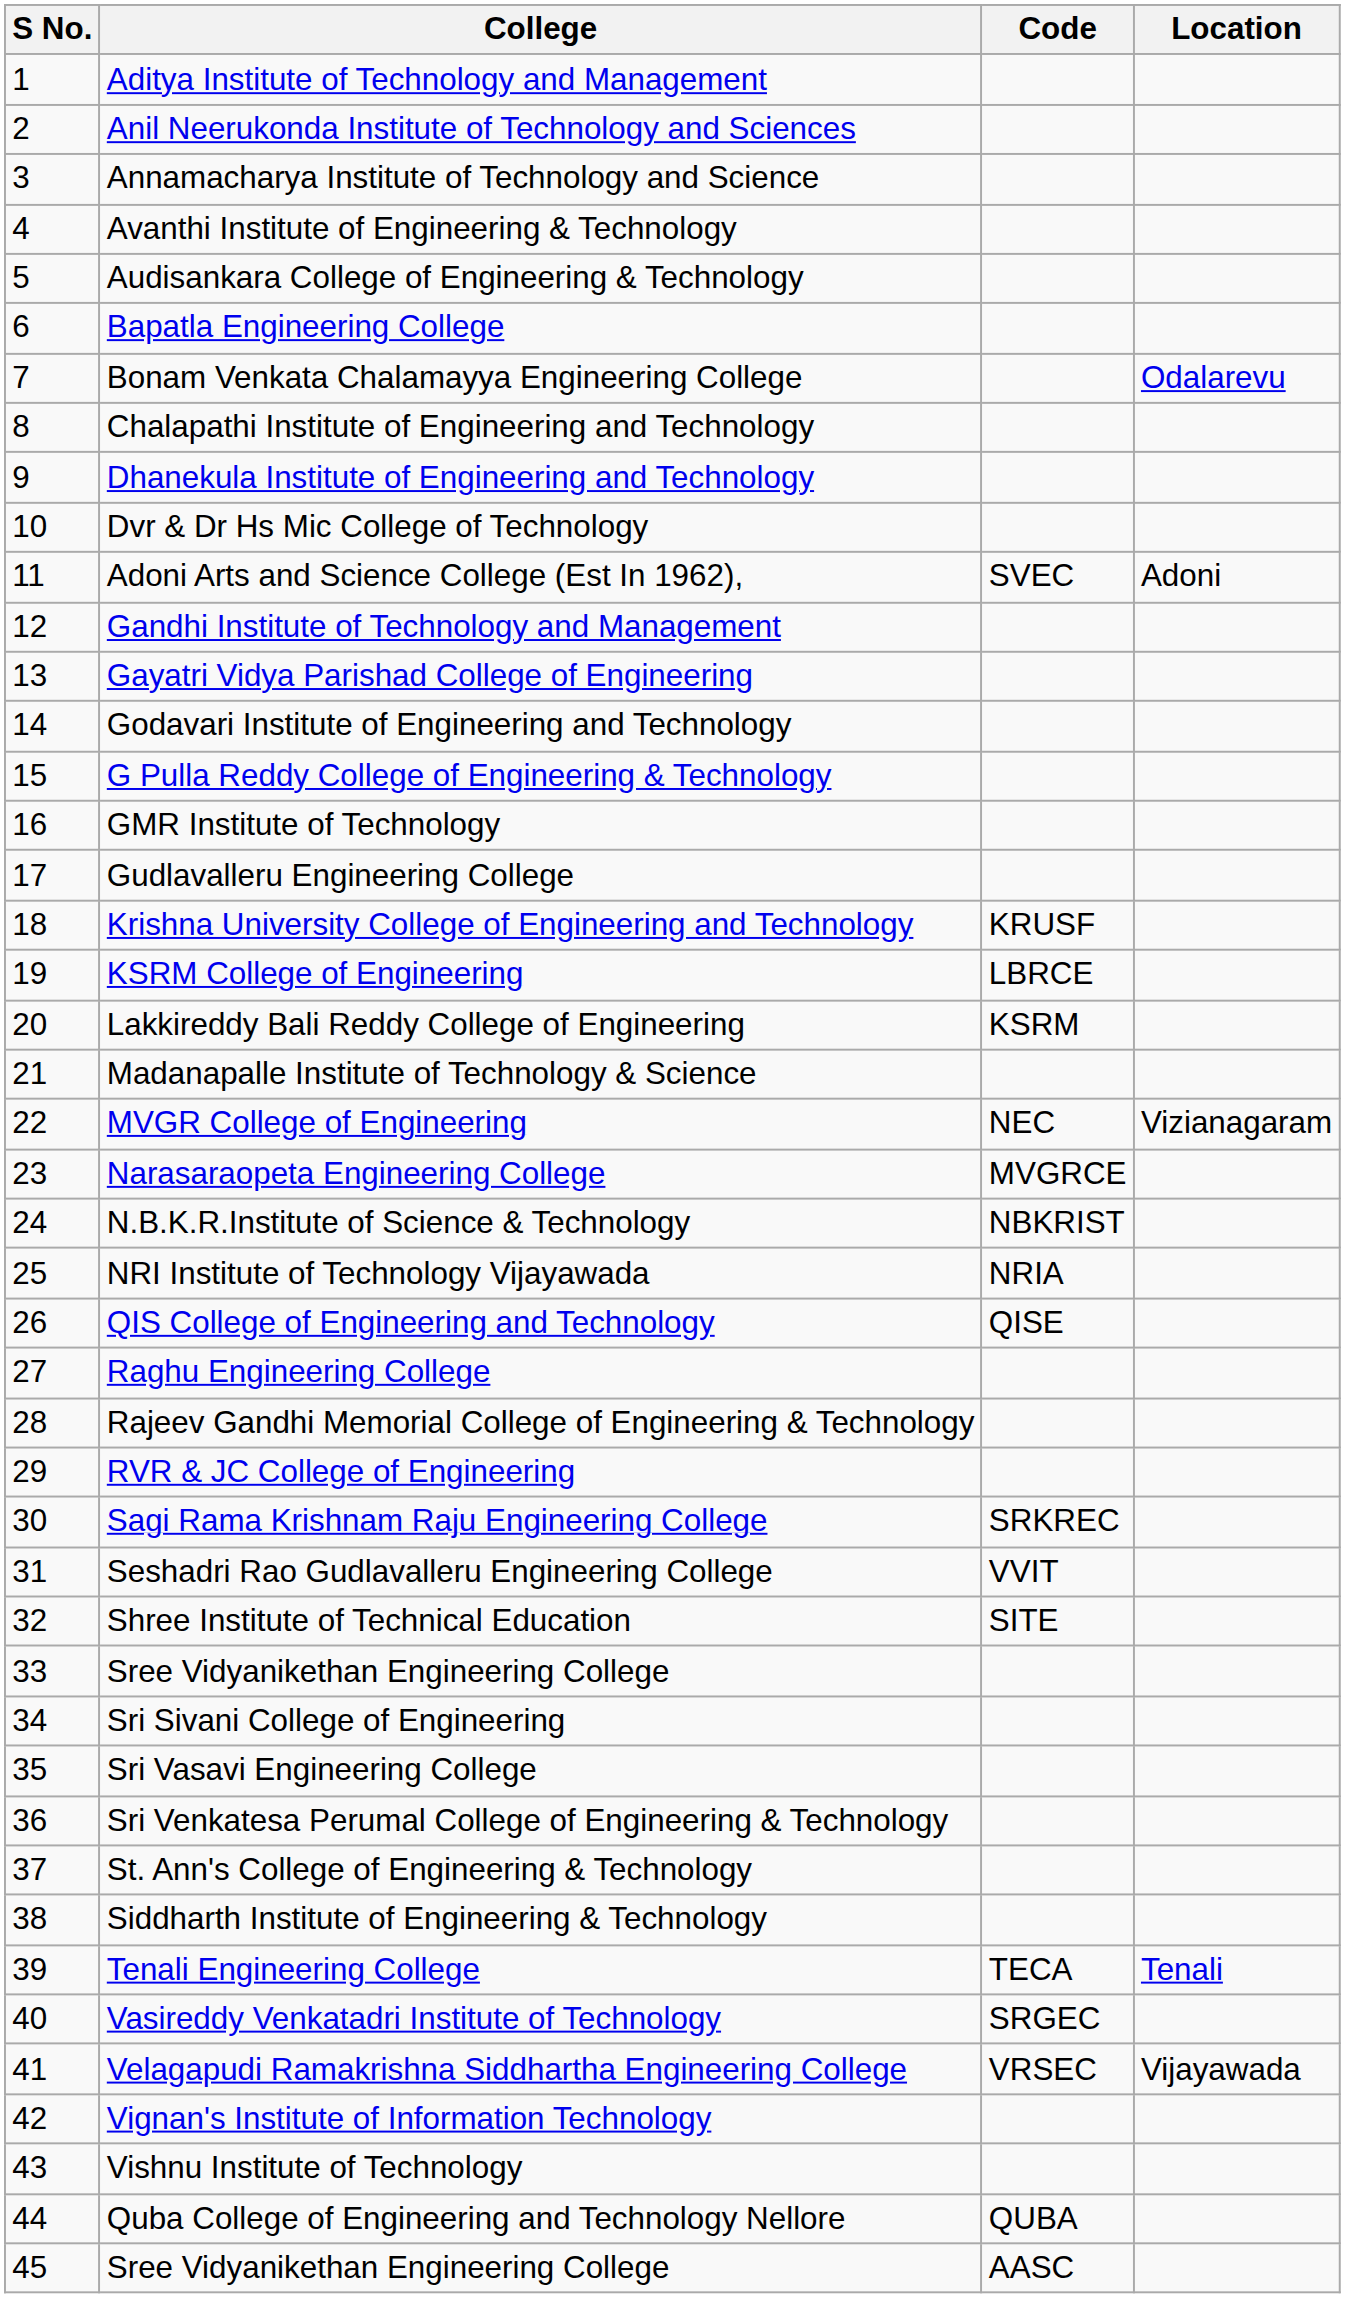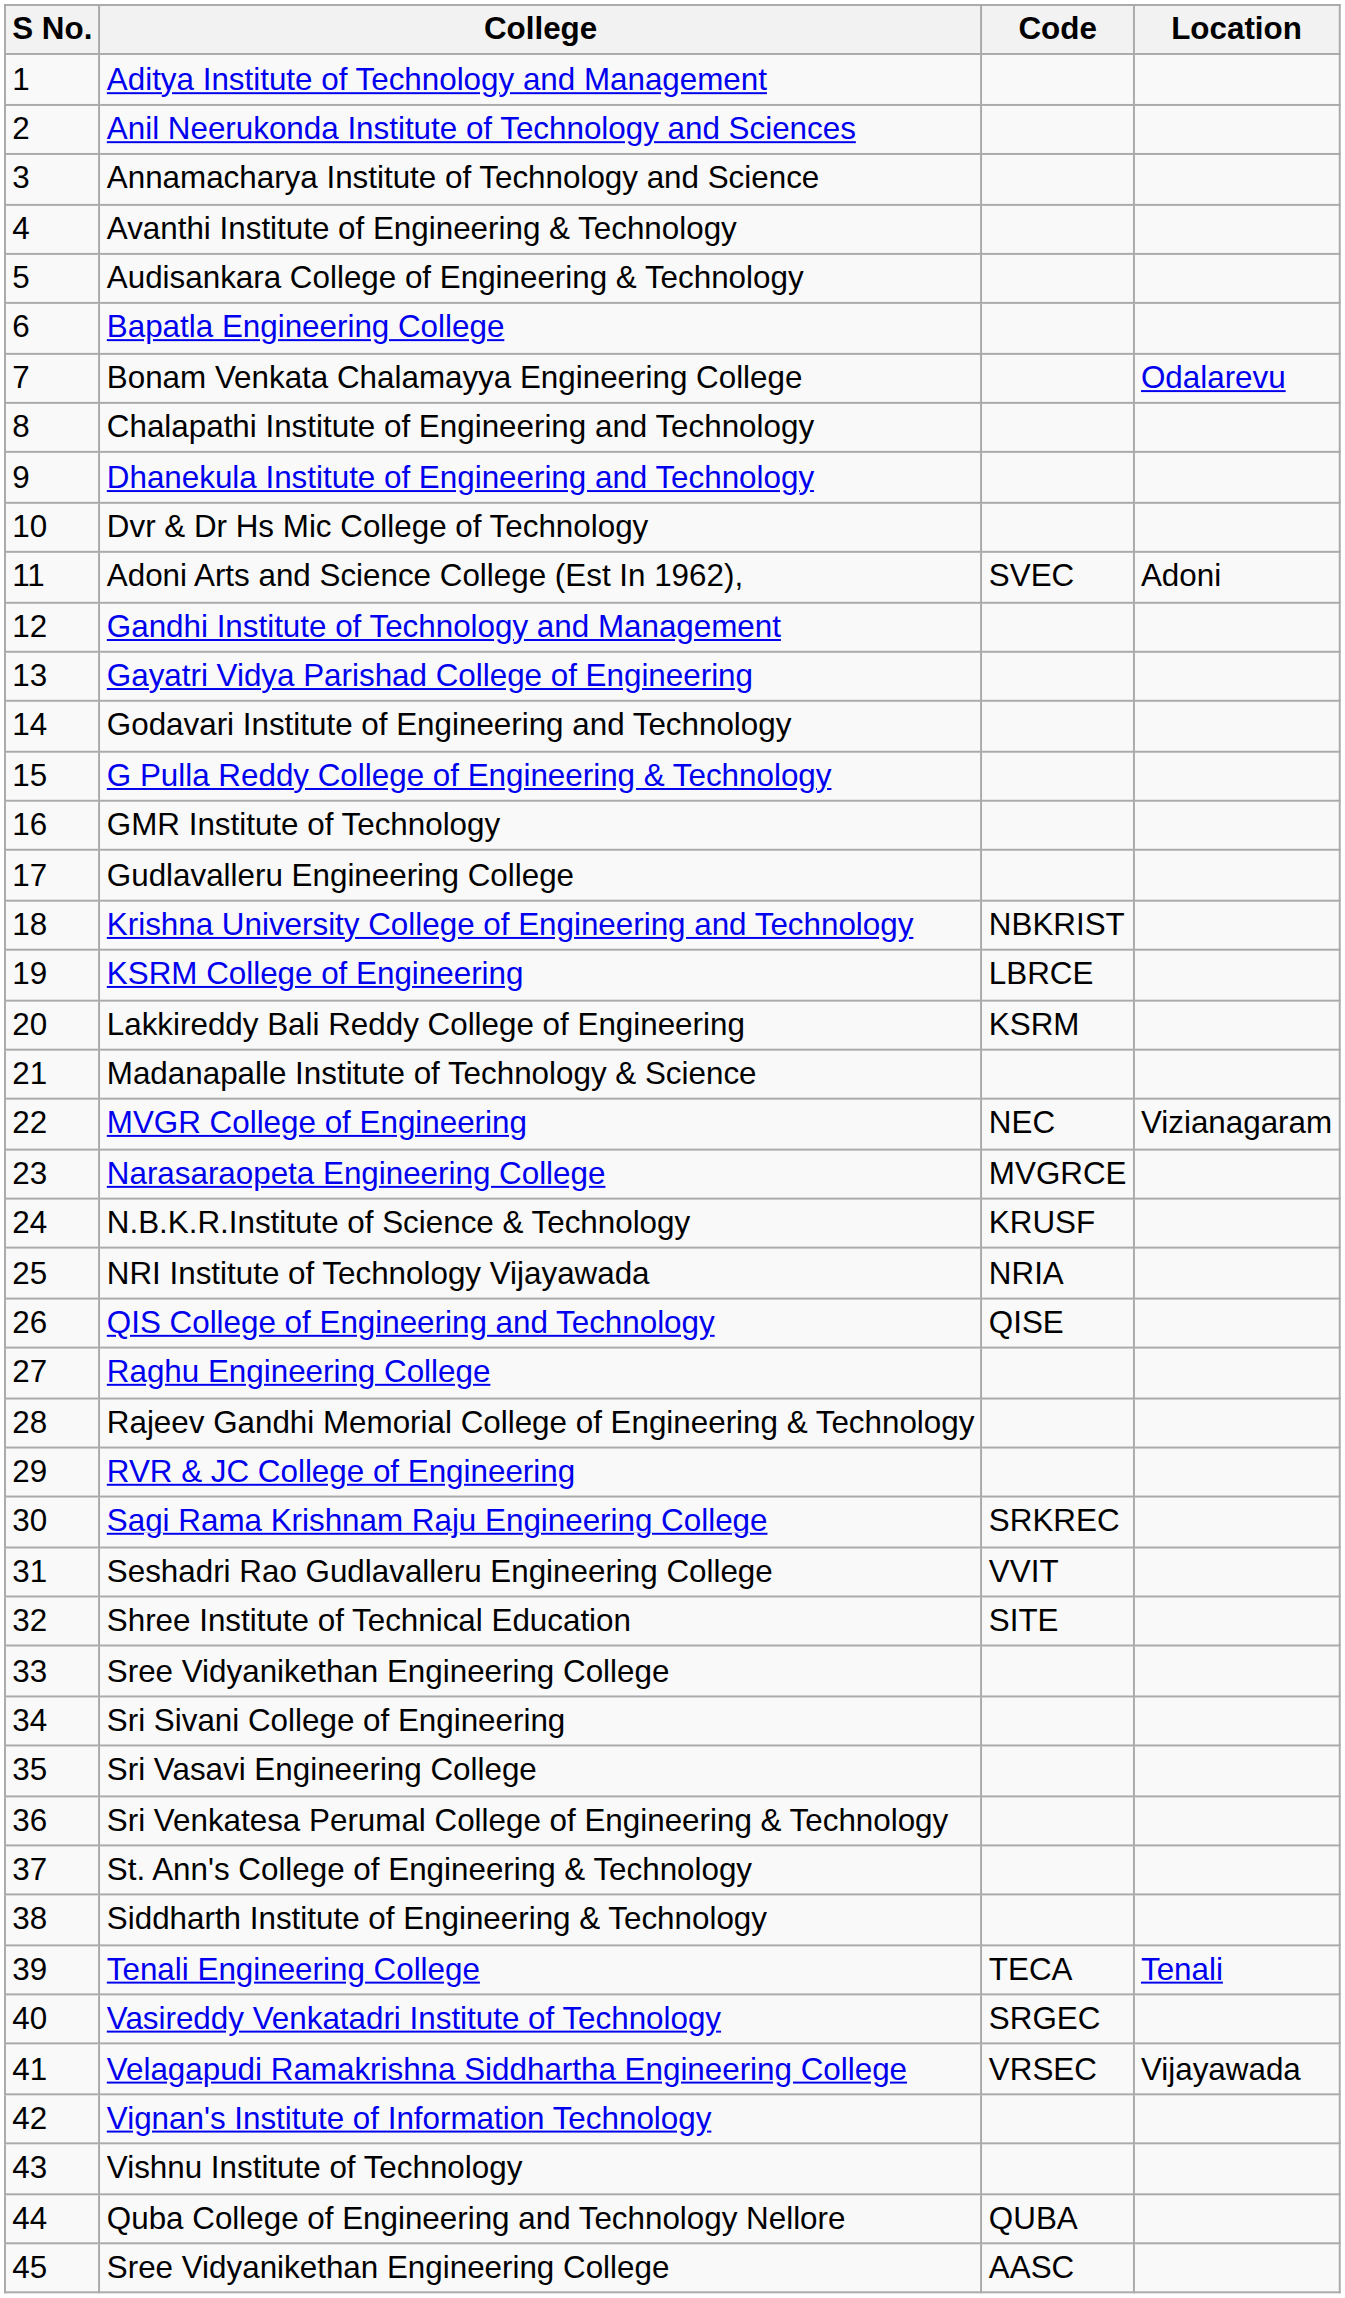(1042, 924) KRUSF -> (1057, 924) NBKRIST
(1057, 1223) NBKRIST -> (1042, 1223) KRUSF
